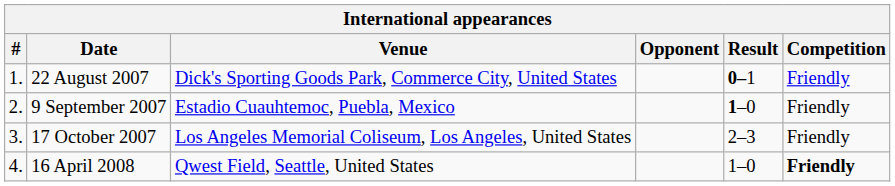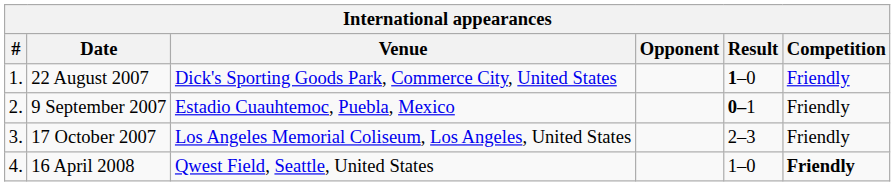(742, 78) 0–1 -> (742, 78) 1–0
(742, 107) 1–0 -> (742, 107) 0–1
